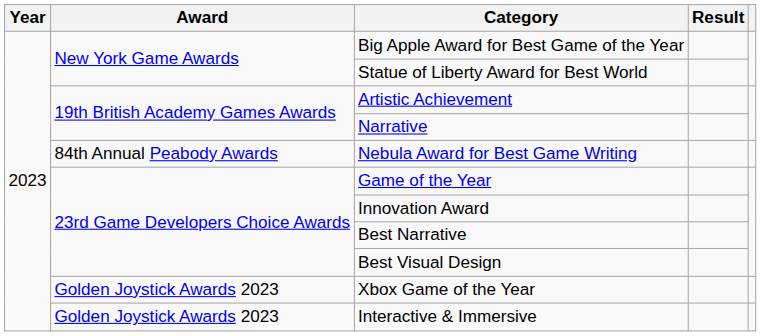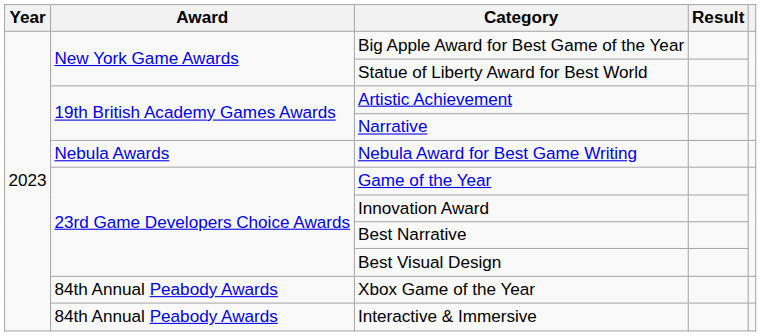(166, 153) 84th Annual Peabody Awards -> (112, 153) Nebula Awards
(167, 289) Golden Joystick Awards 2023 -> (166, 289) 84th Annual Peabody Awards
(167, 316) Golden Joystick Awards 2023 -> (166, 316) 84th Annual Peabody Awards
